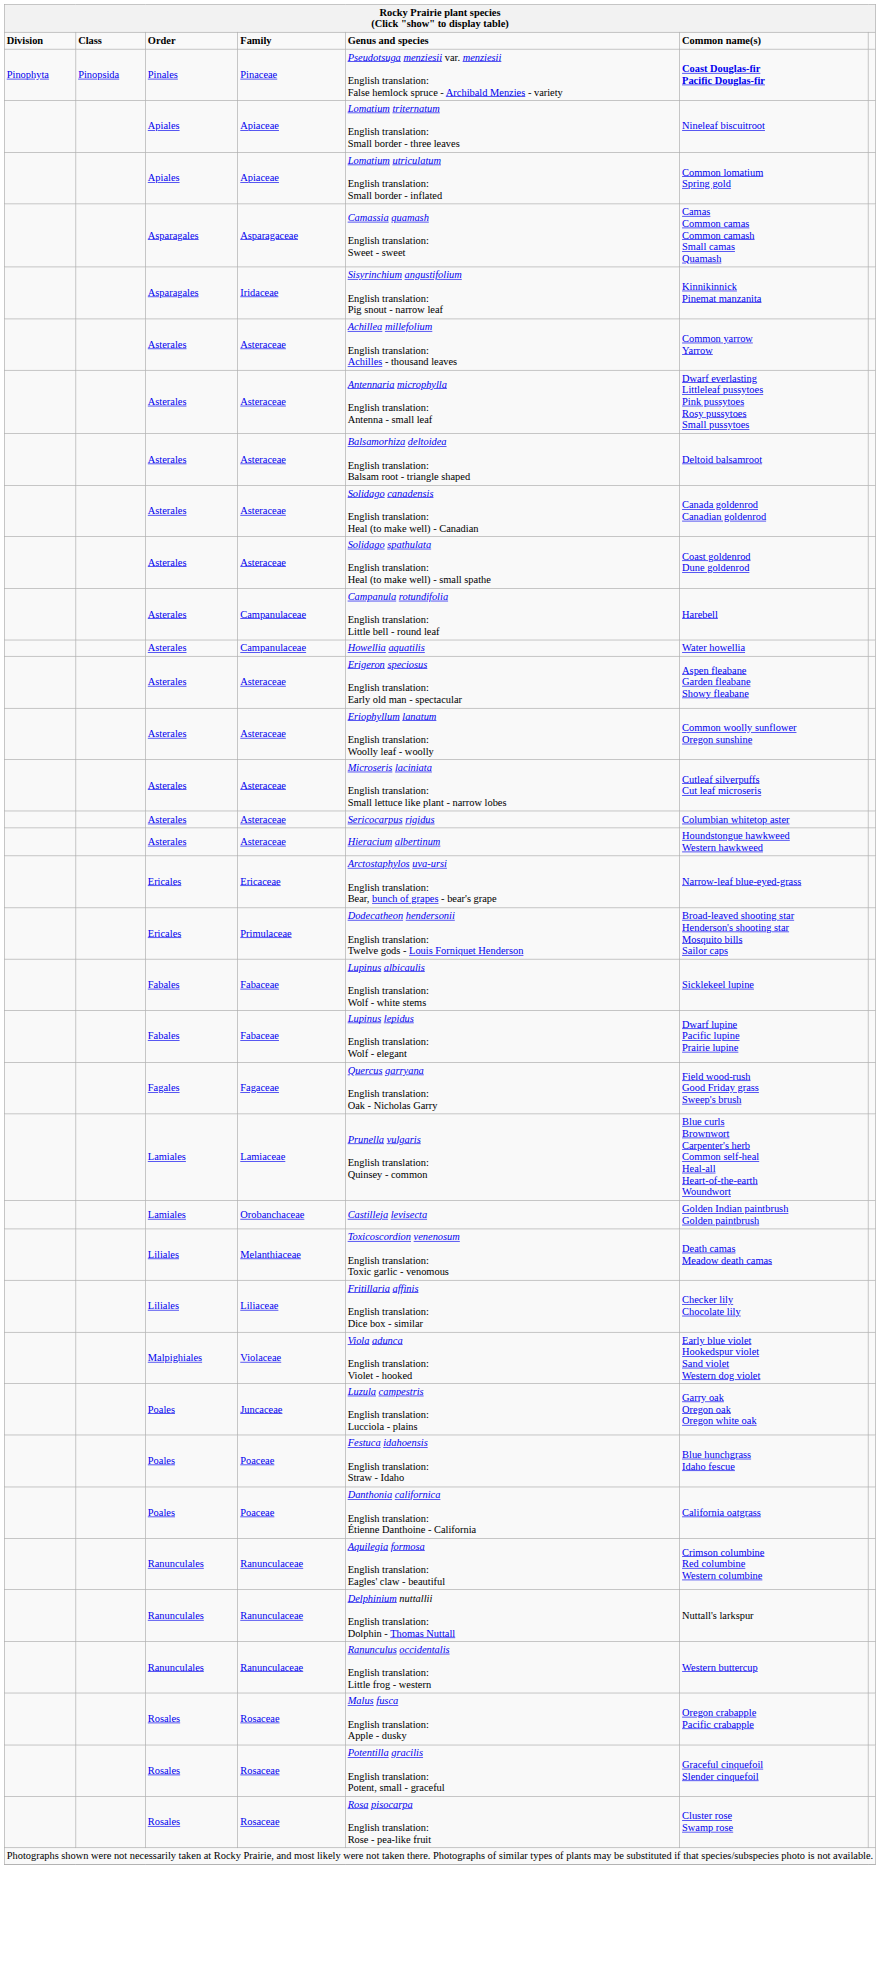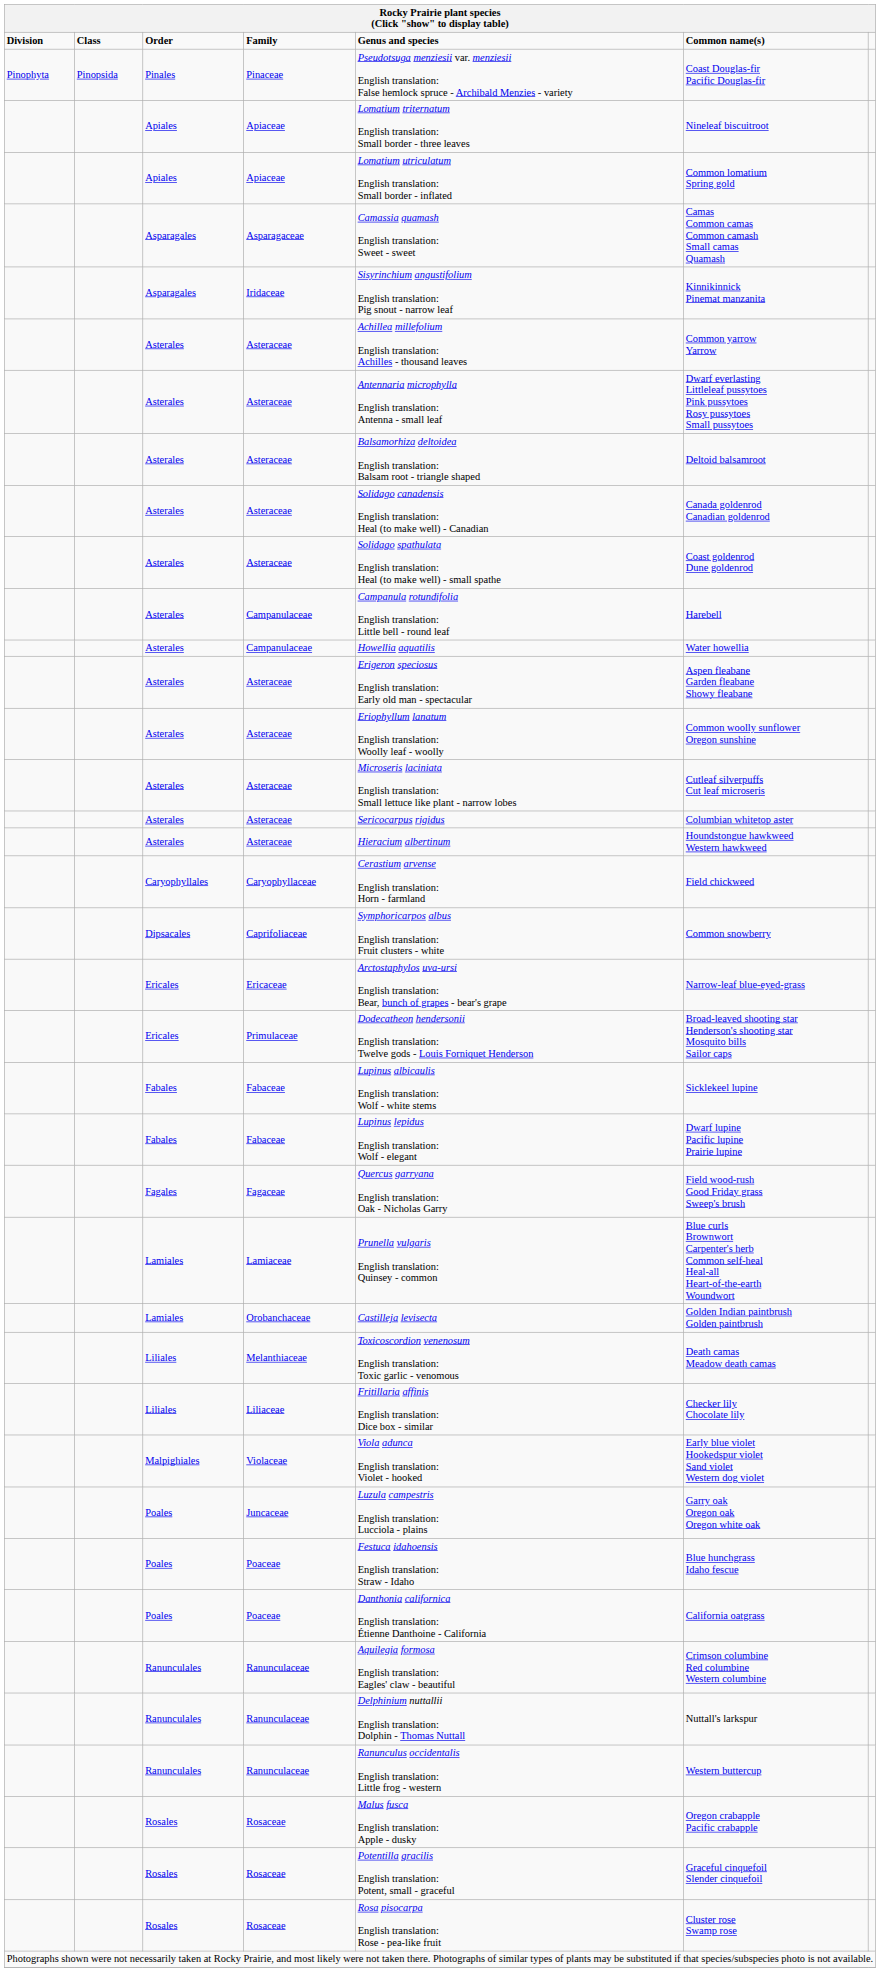(724, 74) bold -> (725, 74) normal
+ row: (177, 881)
+ row: (168, 933)
